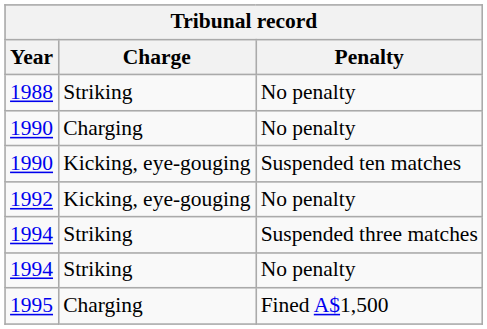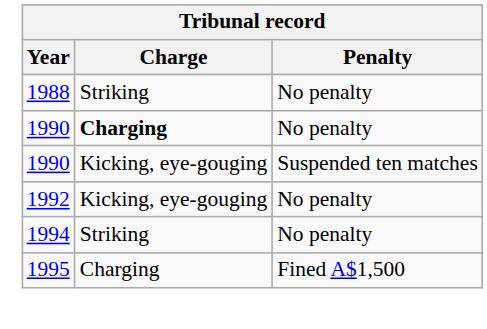(103, 128) normal -> (123, 128) bold
- row: (32, 234)
